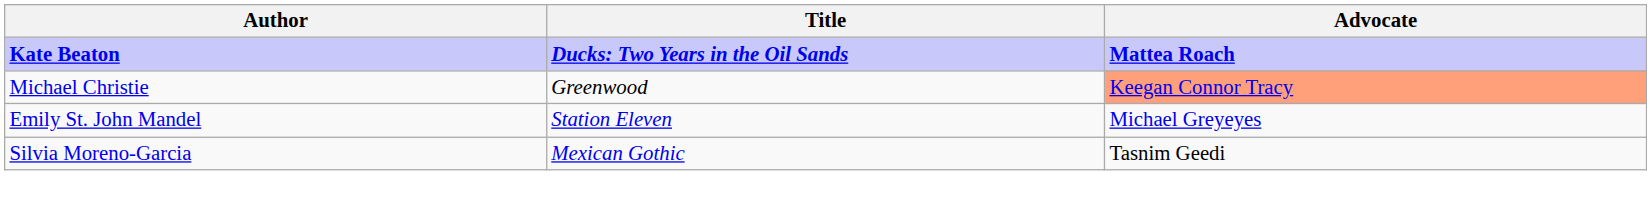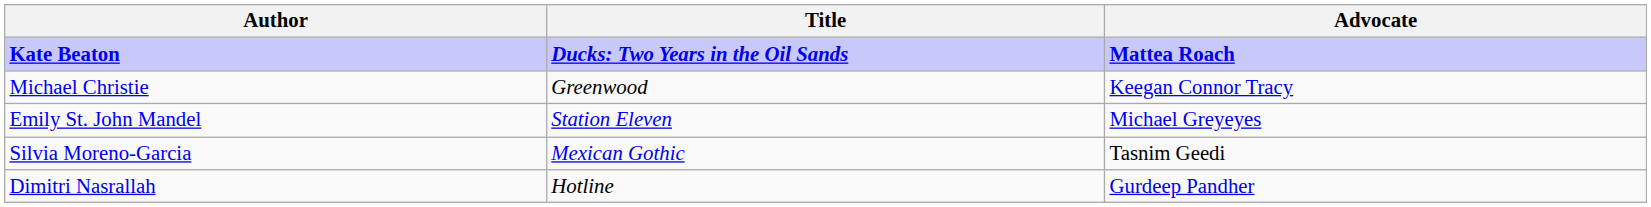(1201, 86) lightsalmon background -> (1201, 86) no background
+ row: (83, 185)
